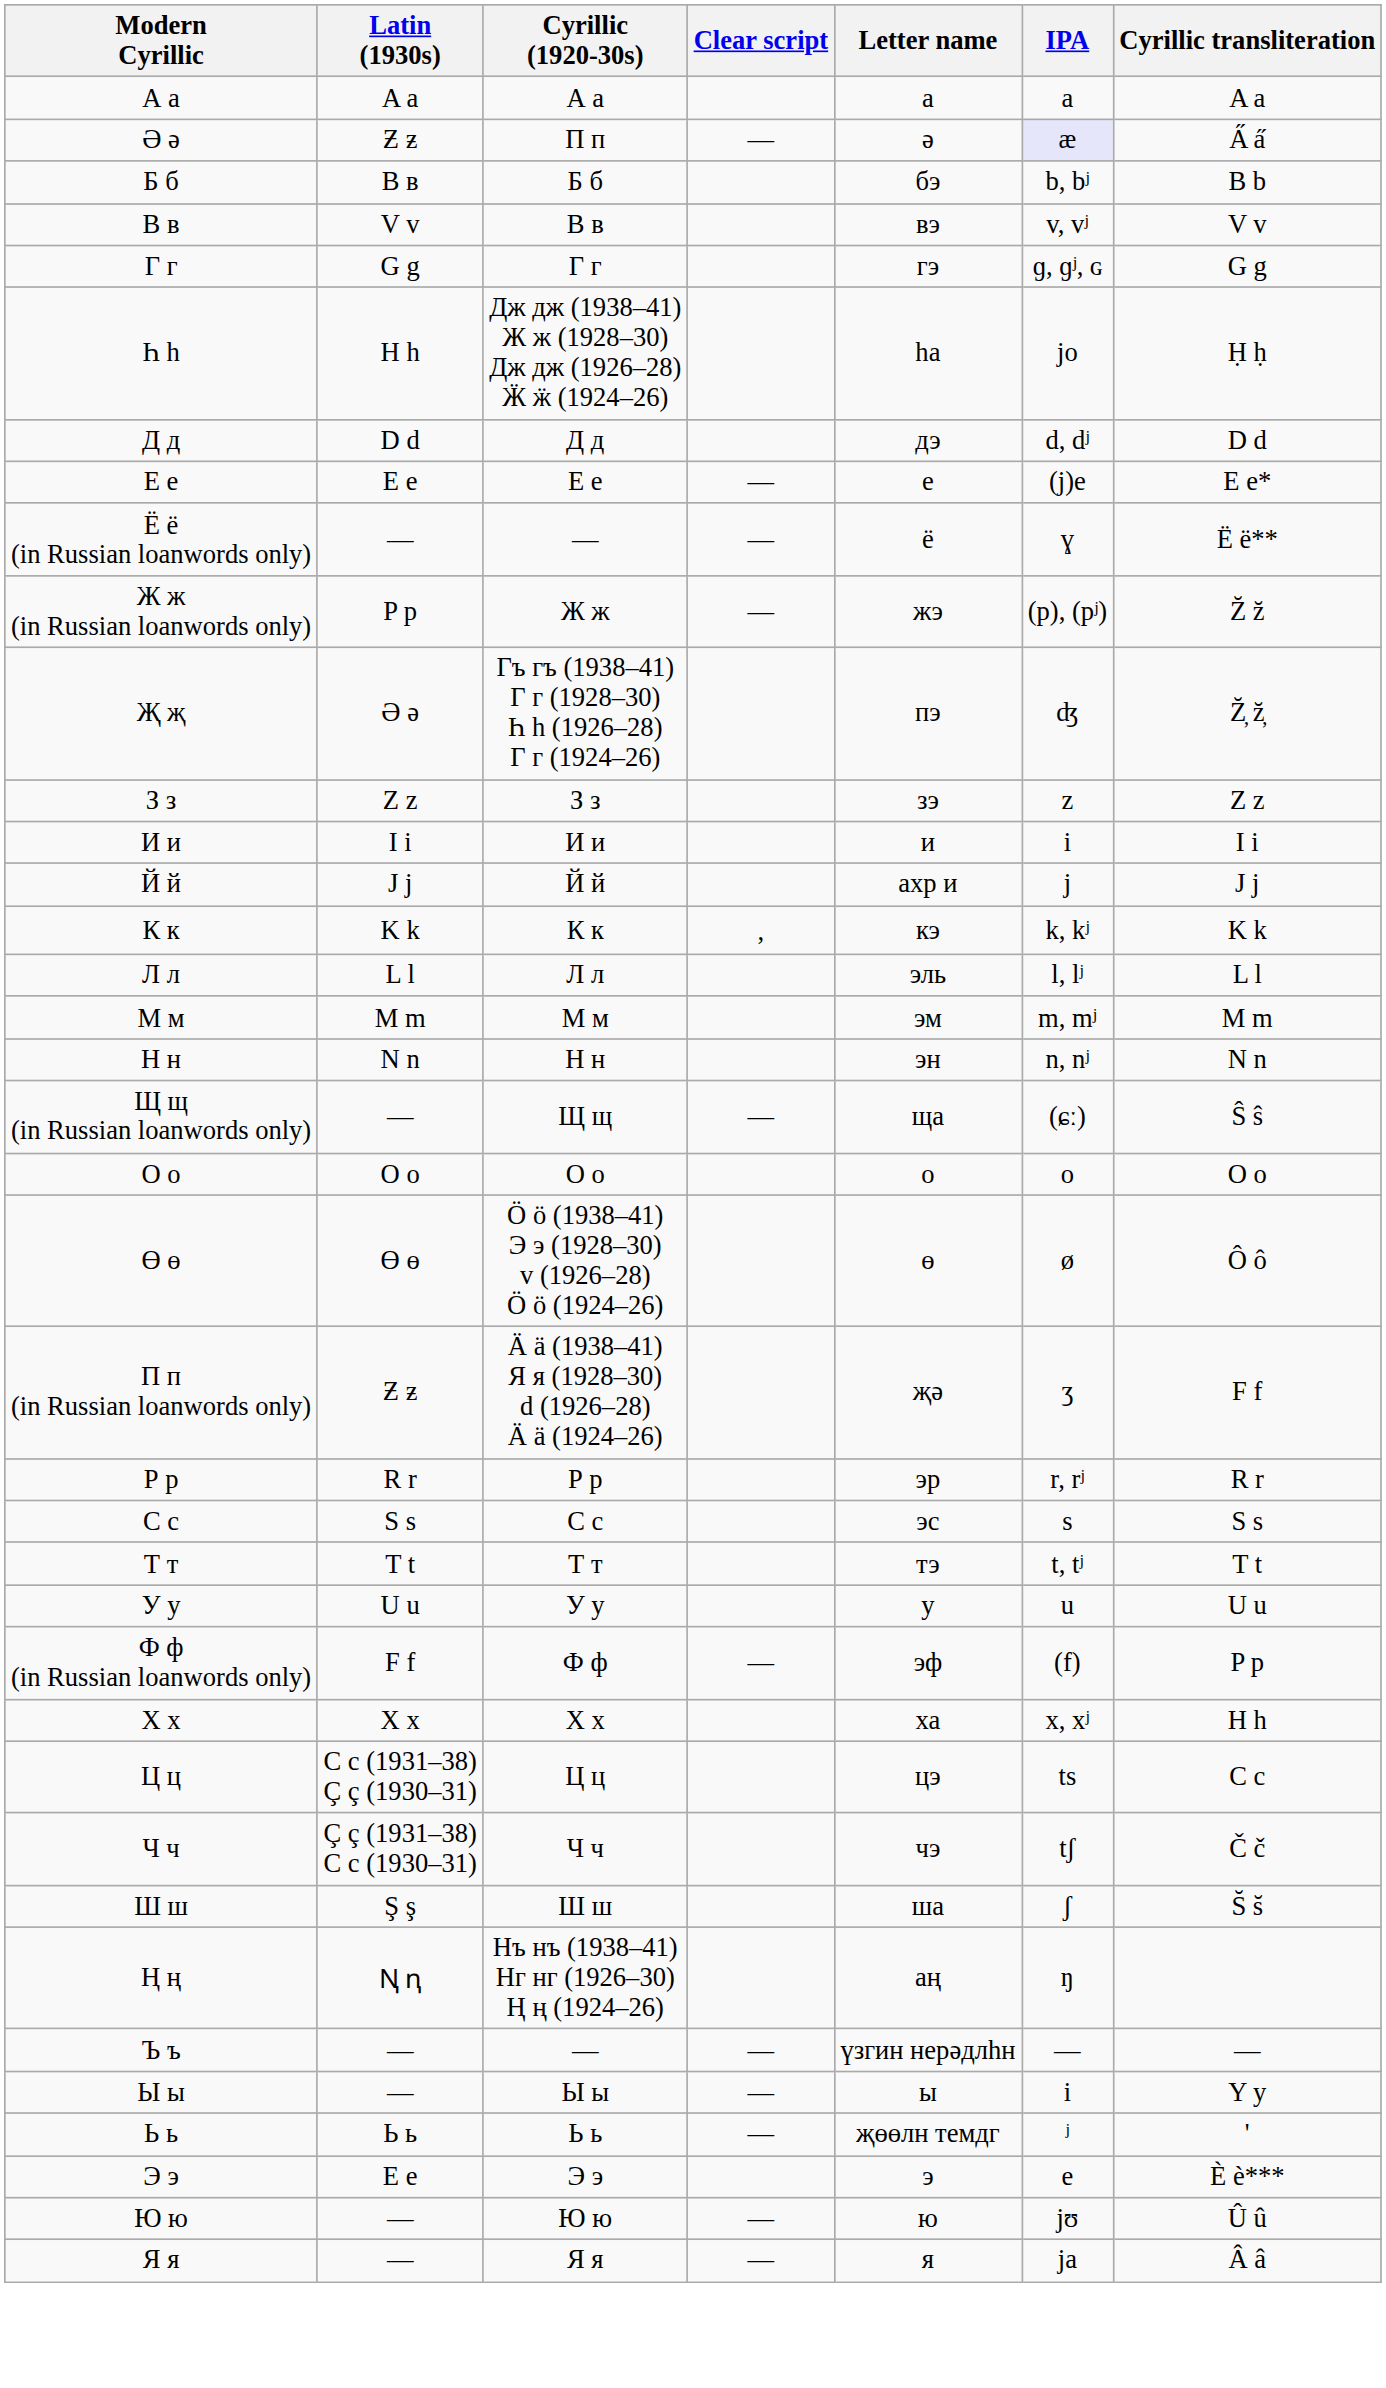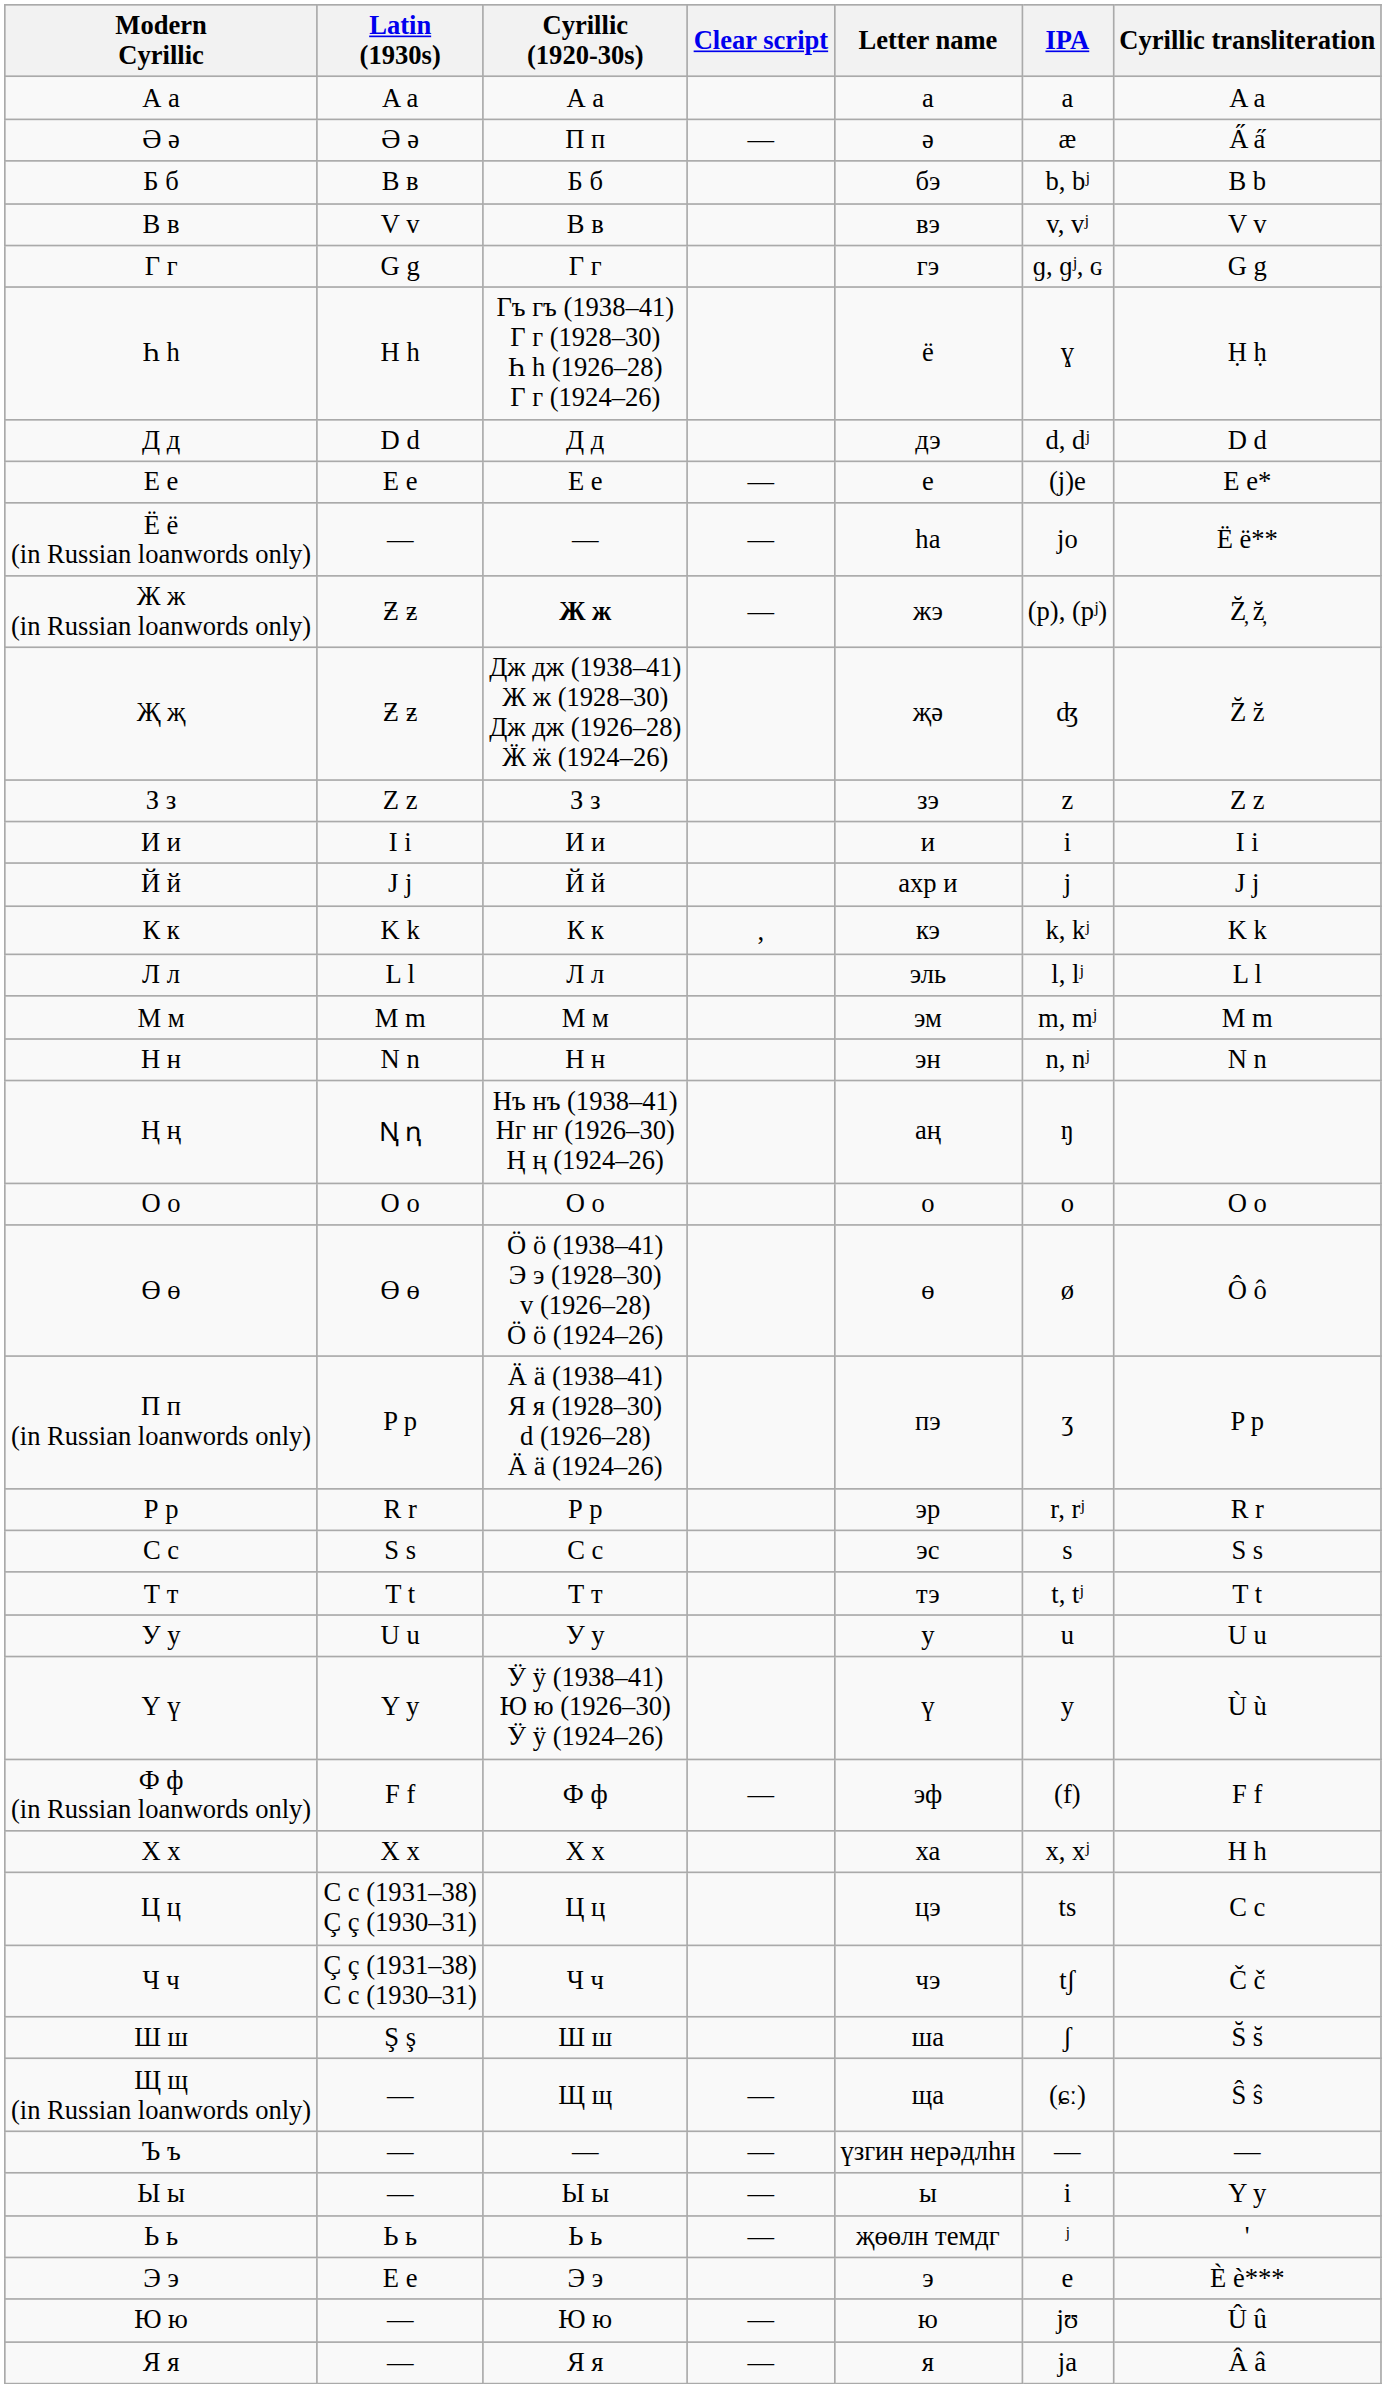(400, 139) Ƶ ƶ -> (400, 139) Ə ə
(1067, 139) lavender background -> (1067, 139) no background
(585, 352) Дж дж (1938–41) Ж ж (1928–30) Дж дж (1926–28) Ӝ ӝ (1924–26) -> (585, 352) Гъ гъ (1938–41) Г г (1928–30) Һ һ (1926–28) Г г (1924–26)
(928, 352) һа -> (928, 352) ё
(1067, 352) jo -> (1067, 352) ɣ
(928, 539) ё -> (928, 539) һа
(1067, 539) ɣ -> (1067, 539) jo
(400, 611) P p -> (400, 611) Ƶ ƶ
(585, 611) normal -> (585, 611) bold
(1247, 611) Z̆ z̆ -> (1247, 611) Z̦̆ z̦̆
(400, 713) Ə ə -> (400, 713) Ƶ ƶ
(585, 713) Гъ гъ (1938–41) Г г (1928–30) Һ һ (1926–28) Г г (1924–26) -> (585, 713) Дж дж (1938–41) Ж ж (1928–30) Дж дж (1926–28) Ӝ ӝ (1924–26)
(928, 713) пэ -> (928, 713) җә
(1247, 713) Z̦̆ z̦̆ -> (1247, 713) Z̆ z̆
rows swapped: (161, 1977) <-> (161, 1116)
(400, 1392) Ƶ ƶ -> (400, 1422) P p
(928, 1392) җә -> (928, 1422) пэ
(1247, 1392) F f -> (1247, 1422) P p
+ row: (161, 1707)
(1247, 1662) P p -> (1247, 1794) F f
